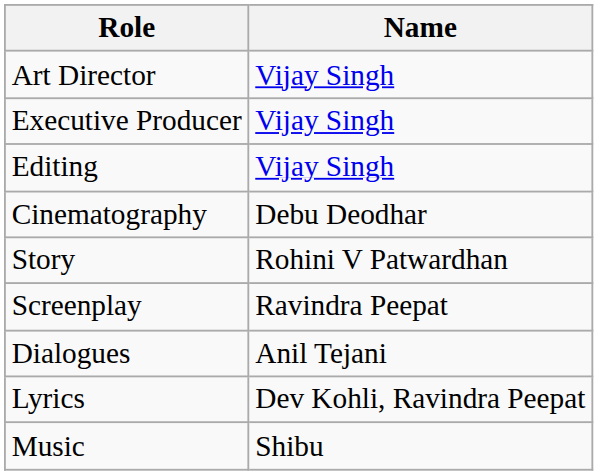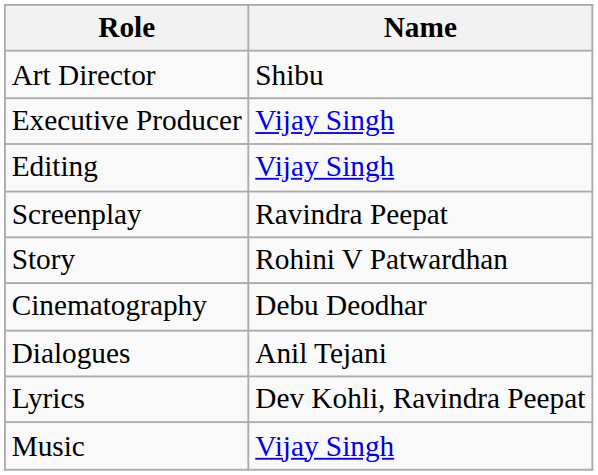(325, 74) Vijay Singh -> (289, 74) Shibu
rows swapped: (109, 213) <-> (77, 306)
(289, 445) Shibu -> (325, 445) Vijay Singh
